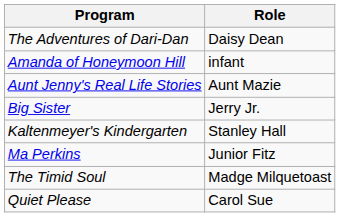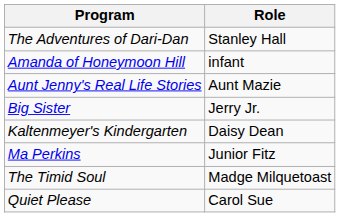(246, 39) Daisy Dean -> (247, 39) Stanley Hall
(247, 131) Stanley Hall -> (246, 131) Daisy Dean
